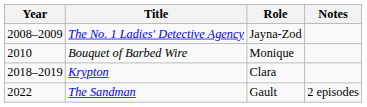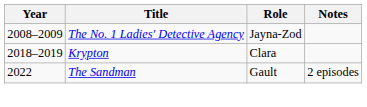- row: (128, 53)
